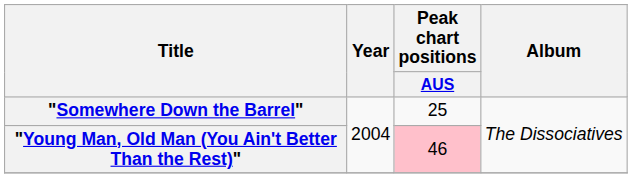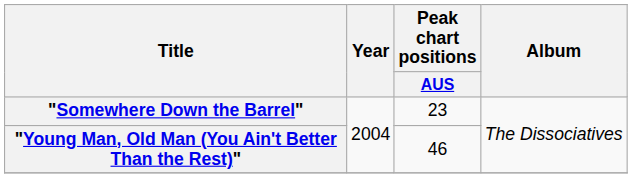(437, 110) 25 -> (437, 110) 23
(437, 148) pink background -> (437, 148) no background
